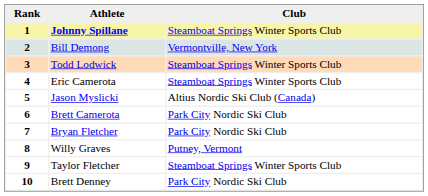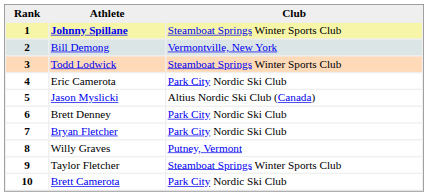(254, 81) Steamboat Springs Winter Sports Club -> (227, 81) Park City Nordic Ski Club
(85, 114) Brett Camerota -> (81, 114) Brett Denney
(81, 181) Brett Denney -> (85, 181) Brett Camerota
